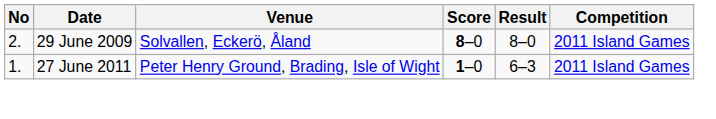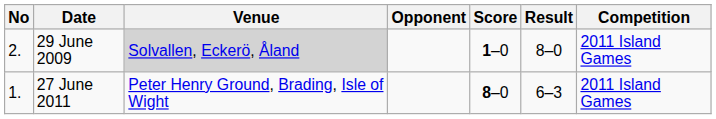+ column: (429, 17)
(225, 41) no background -> (214, 50) lightgrey background
(469, 41) 8–0 -> (495, 50) 1–0
(469, 66) 1–0 -> (495, 92) 8–0
